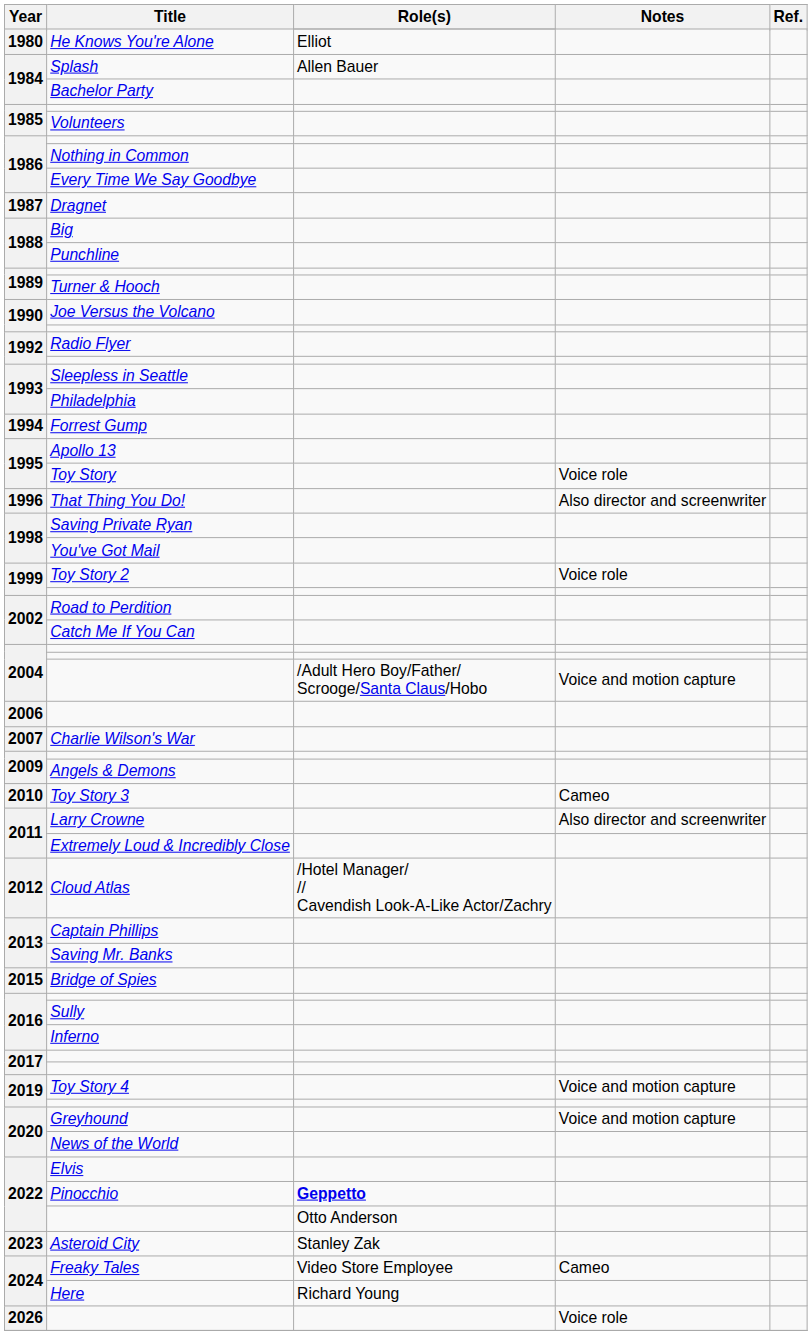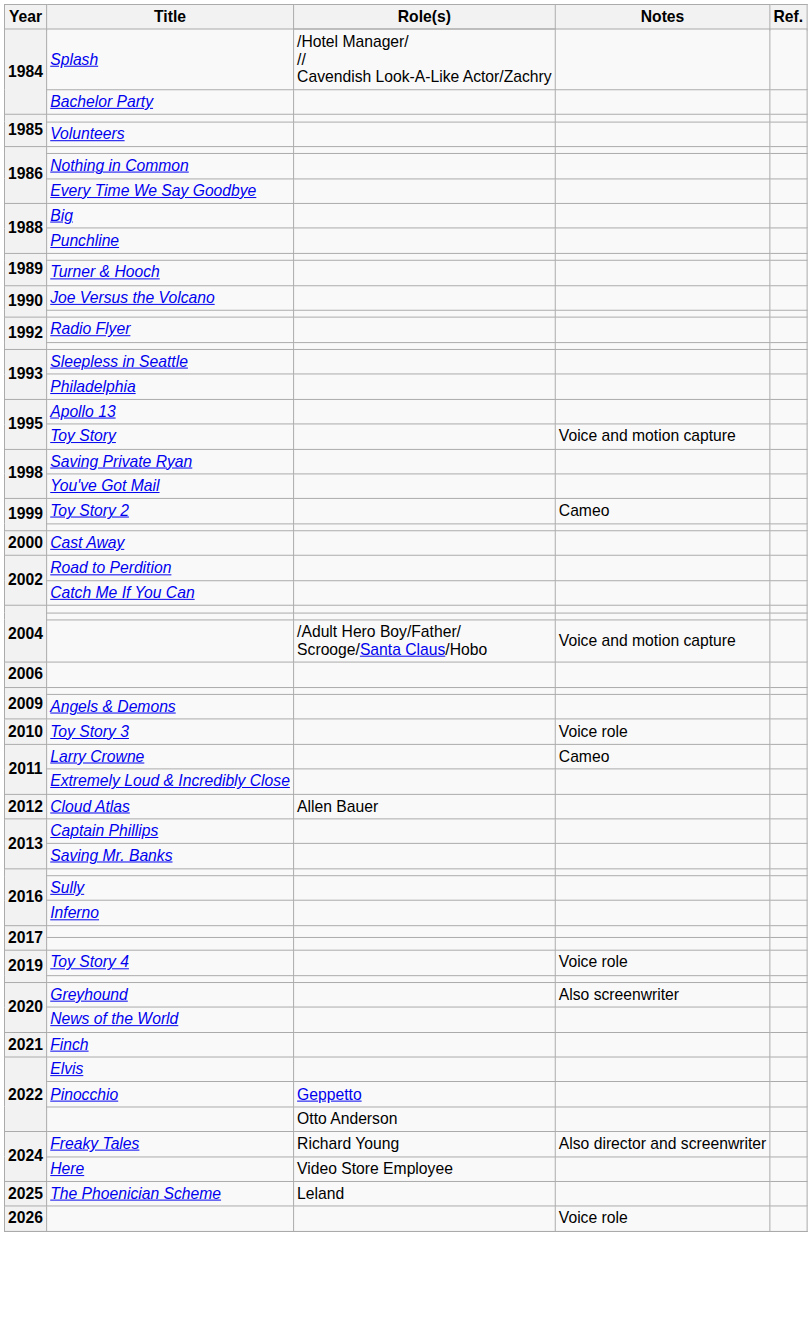- row: (26, 41)
(338, 66) Allen Bauer -> (424, 59) /Hotel Manager/ // Cavendish Look-A-Like Actor/Zachry
- row: (26, 205)
- row: (26, 426)
(593, 475) Voice role -> (647, 436) Voice and motion capture
- row: (26, 500)
(593, 575) Voice role -> (584, 511) Cameo
+ row: (26, 543)
- row: (26, 738)
(584, 795) Cameo -> (593, 731) Voice role
(663, 820) Also director and screenwriter -> (584, 756) Cameo
(424, 888) /Hotel Manager/ // Cavendish Look-A-Like Actor/Zachry -> (338, 806) Allen Bauer
- row: (26, 980)
(647, 1087) Voice and motion capture -> (593, 962) Voice role
(647, 1119) Voice and motion capture -> (619, 994) Also screenwriter
+ row: (26, 1044)
(332, 1193) bold -> (329, 1094) normal
- row: (26, 1243)
(375, 1268) Video Store Employee -> (348, 1144) Richard Young
(584, 1268) Cameo -> (663, 1144) Also director and screenwriter
(348, 1293) Richard Young -> (375, 1168) Video Store Employee
+ row: (26, 1193)
